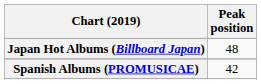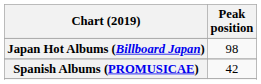(232, 48) 48 -> (232, 48) 98
